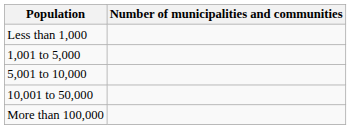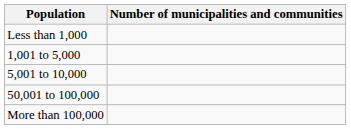- row: (50, 94)
+ row: (53, 94)
